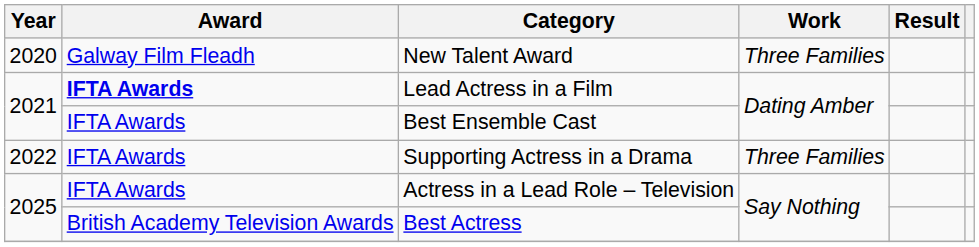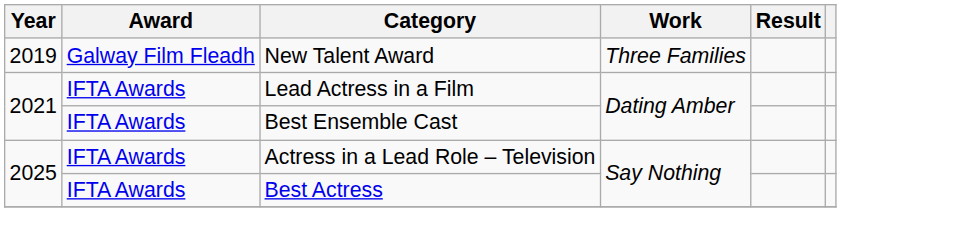(33, 55) 2020 -> (33, 55) 2019
(130, 88) bold -> (126, 88) normal
- row: (548, 156)
(230, 223) British Academy Television Awards -> (126, 190) IFTA Awards
